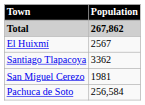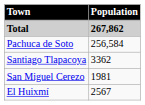rows swapped: (40, 92) <-> (28, 44)
